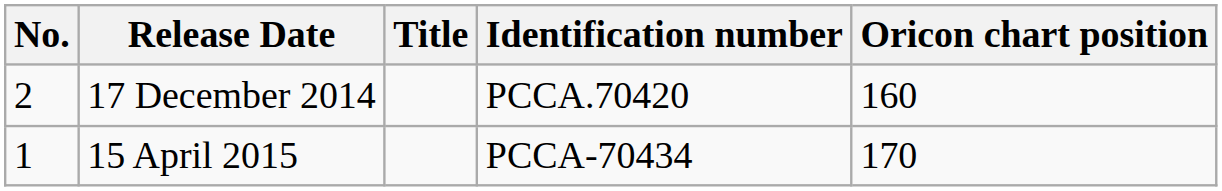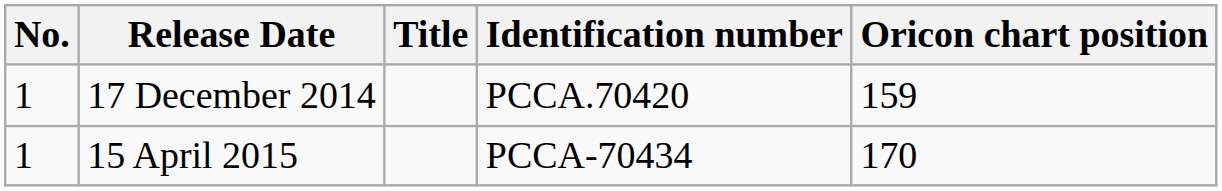(23, 94) 2 -> (23, 94) 1
(889, 94) 160 -> (889, 94) 159
